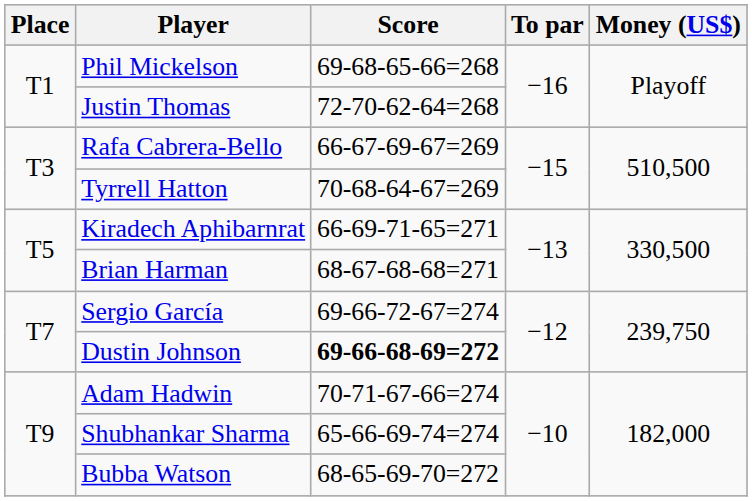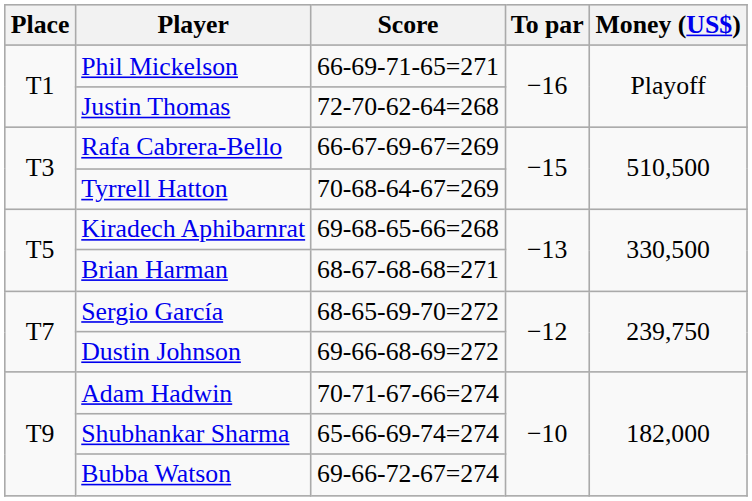(408, 65) 69-68-65-66=268 -> (408, 65) 66-69-71-65=271
(408, 229) 66-69-71-65=271 -> (408, 229) 69-68-65-66=268
(408, 310) 69-66-72-67=274 -> (408, 310) 68-65-69-70=272
(408, 351) bold -> (408, 351) normal
(408, 474) 68-65-69-70=272 -> (408, 474) 69-66-72-67=274
